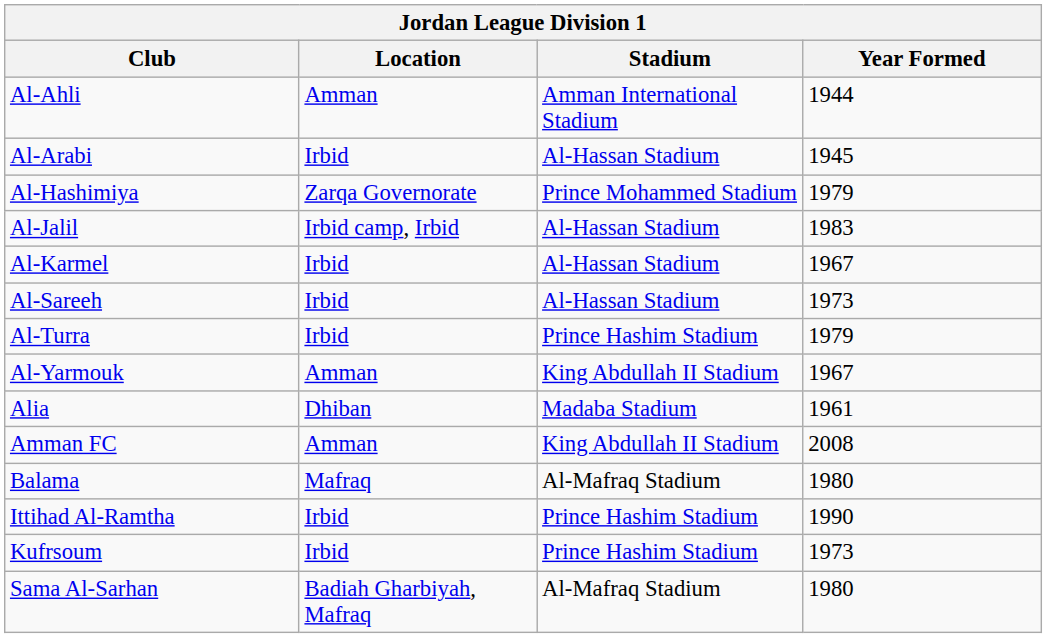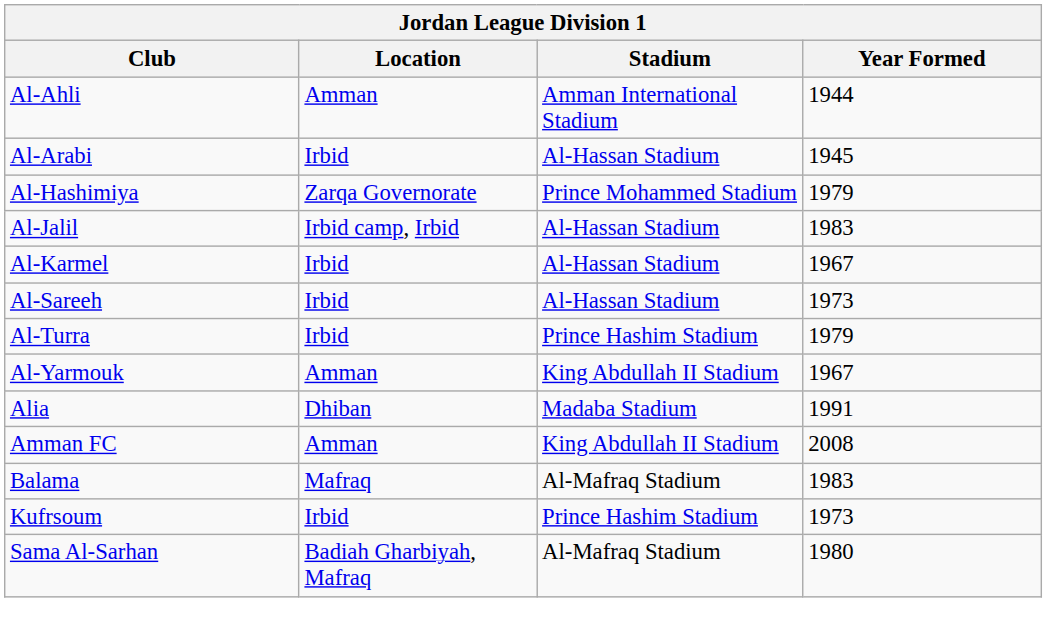(831, 408) 1961 -> (831, 408) 1991
(831, 480) 1980 -> (831, 480) 1983
- row: (92, 516)
